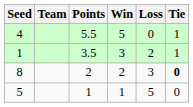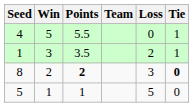columns swapped: (52, 14) <-> (122, 14)
(89, 72) normal -> (82, 72) bold
